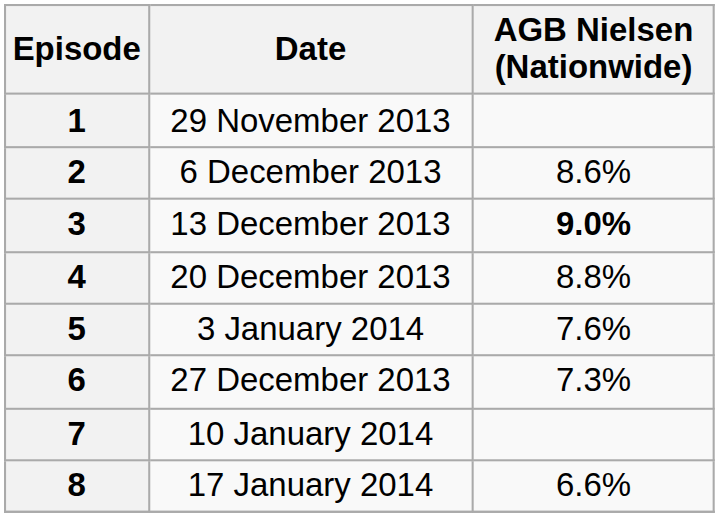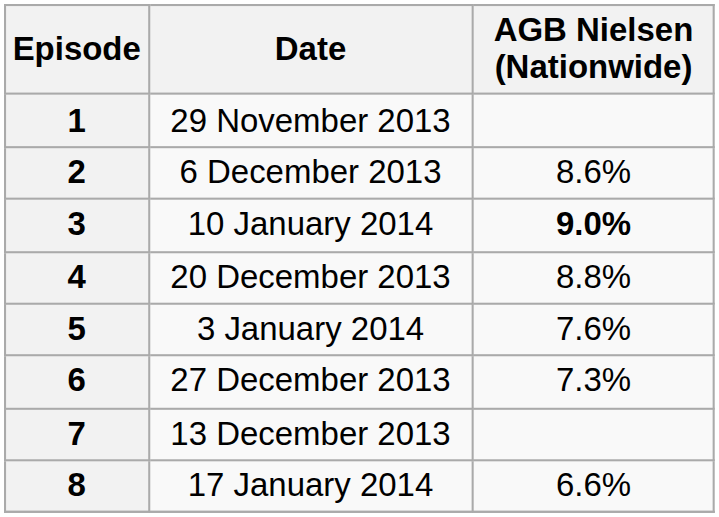(311, 224) 13 December 2013 -> (311, 224) 10 January 2014
(311, 433) 10 January 2014 -> (311, 433) 13 December 2013
